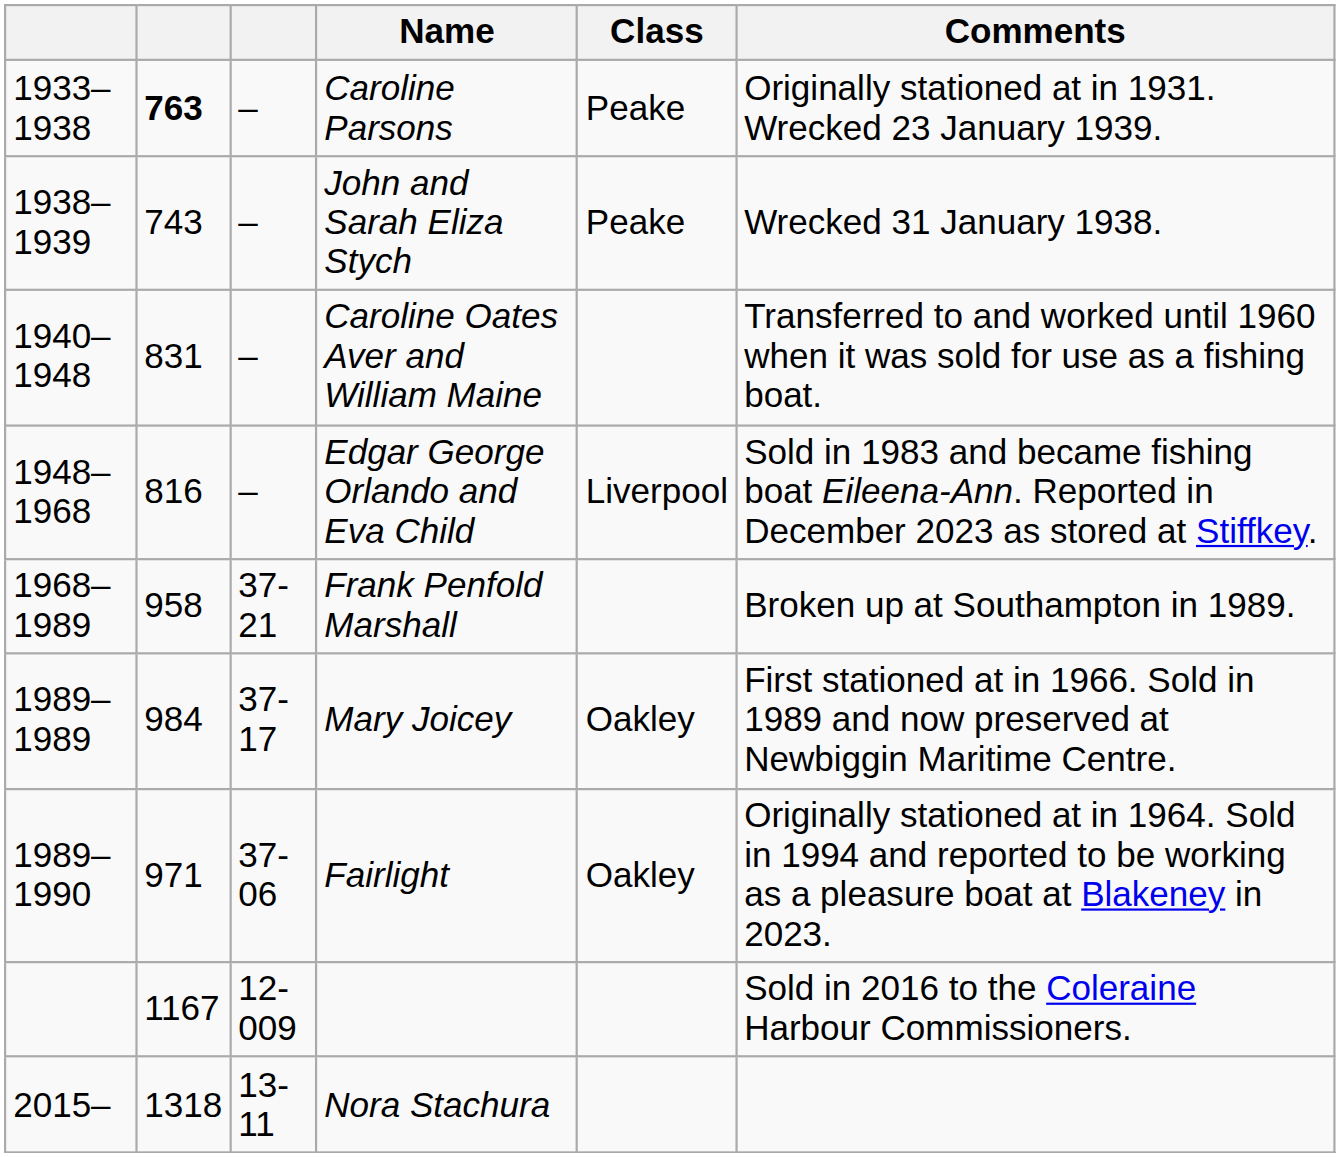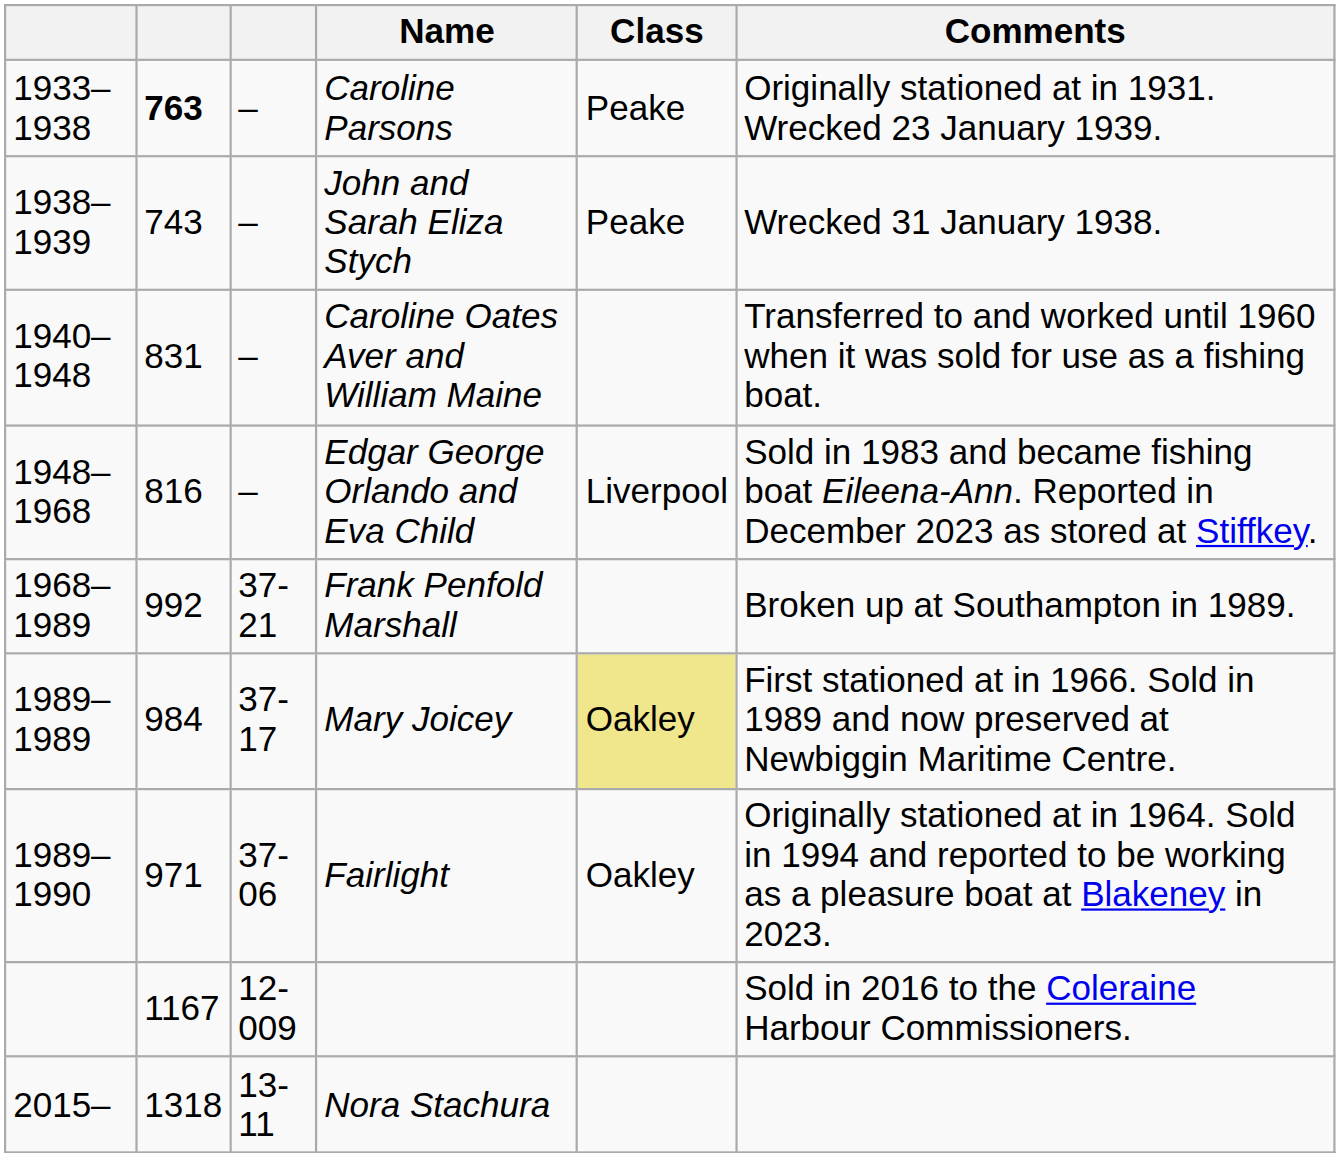(173, 605) 958 -> (173, 605) 992
(640, 720) no background -> (640, 720) khaki background
